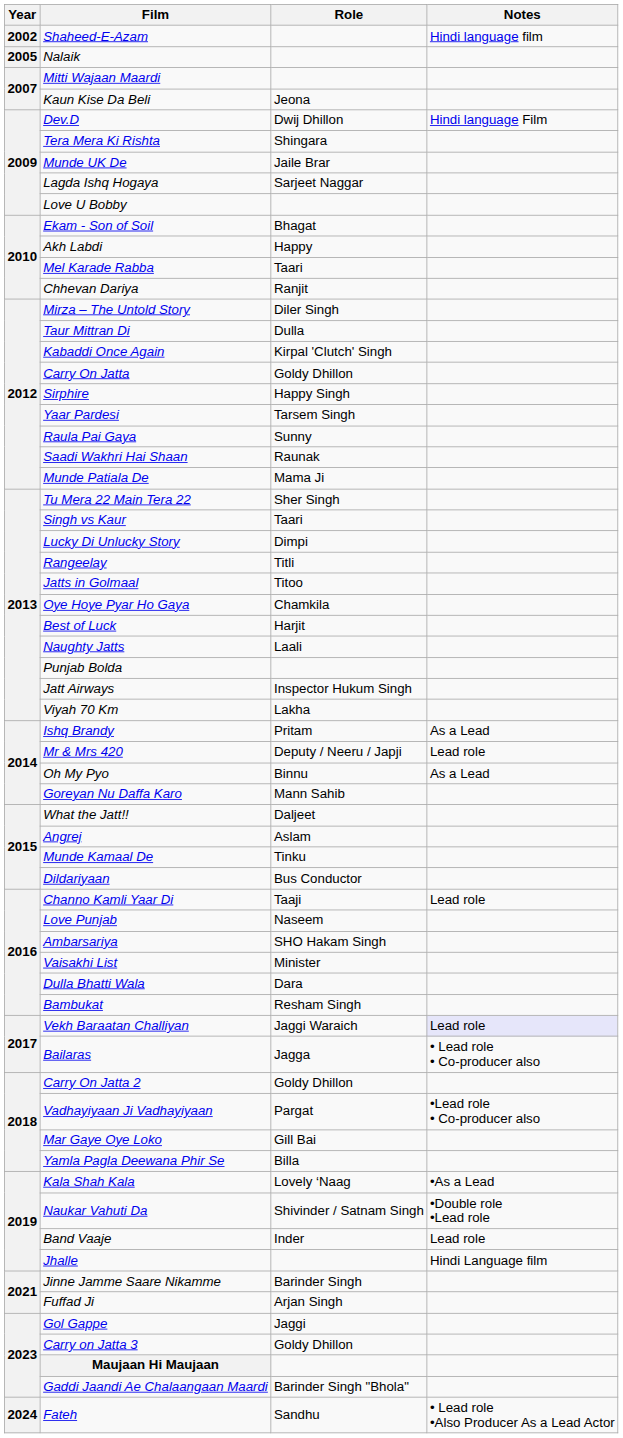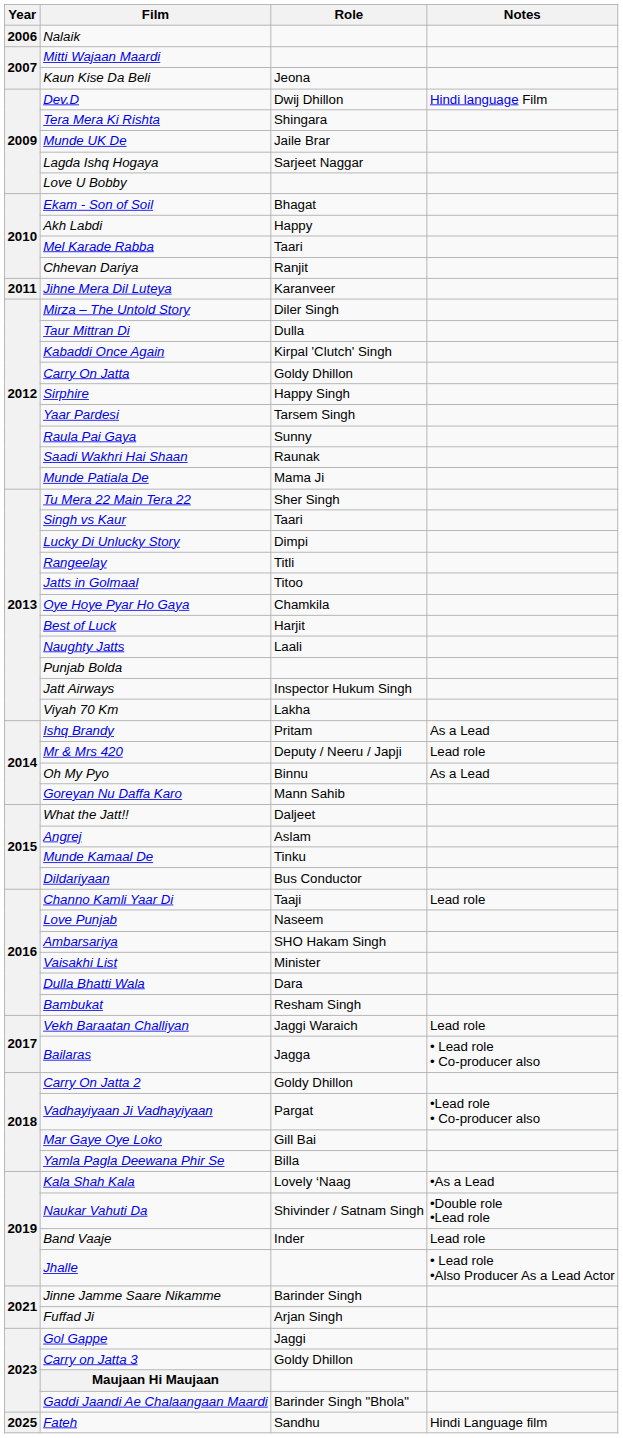- row: (96, 36)
(22, 57) 2005 -> (22, 36) 2006
+ row: (107, 288)
(458, 1025) lavender background -> (458, 1025) no background
(489, 1260) Hindi Language film -> (522, 1267) • Lead role •Also Producer As a Lead Actor
(22, 1415) 2024 -> (22, 1422) 2025
(522, 1415) • Lead role •Also Producer As a Lead Actor -> (489, 1422) Hindi Language film
